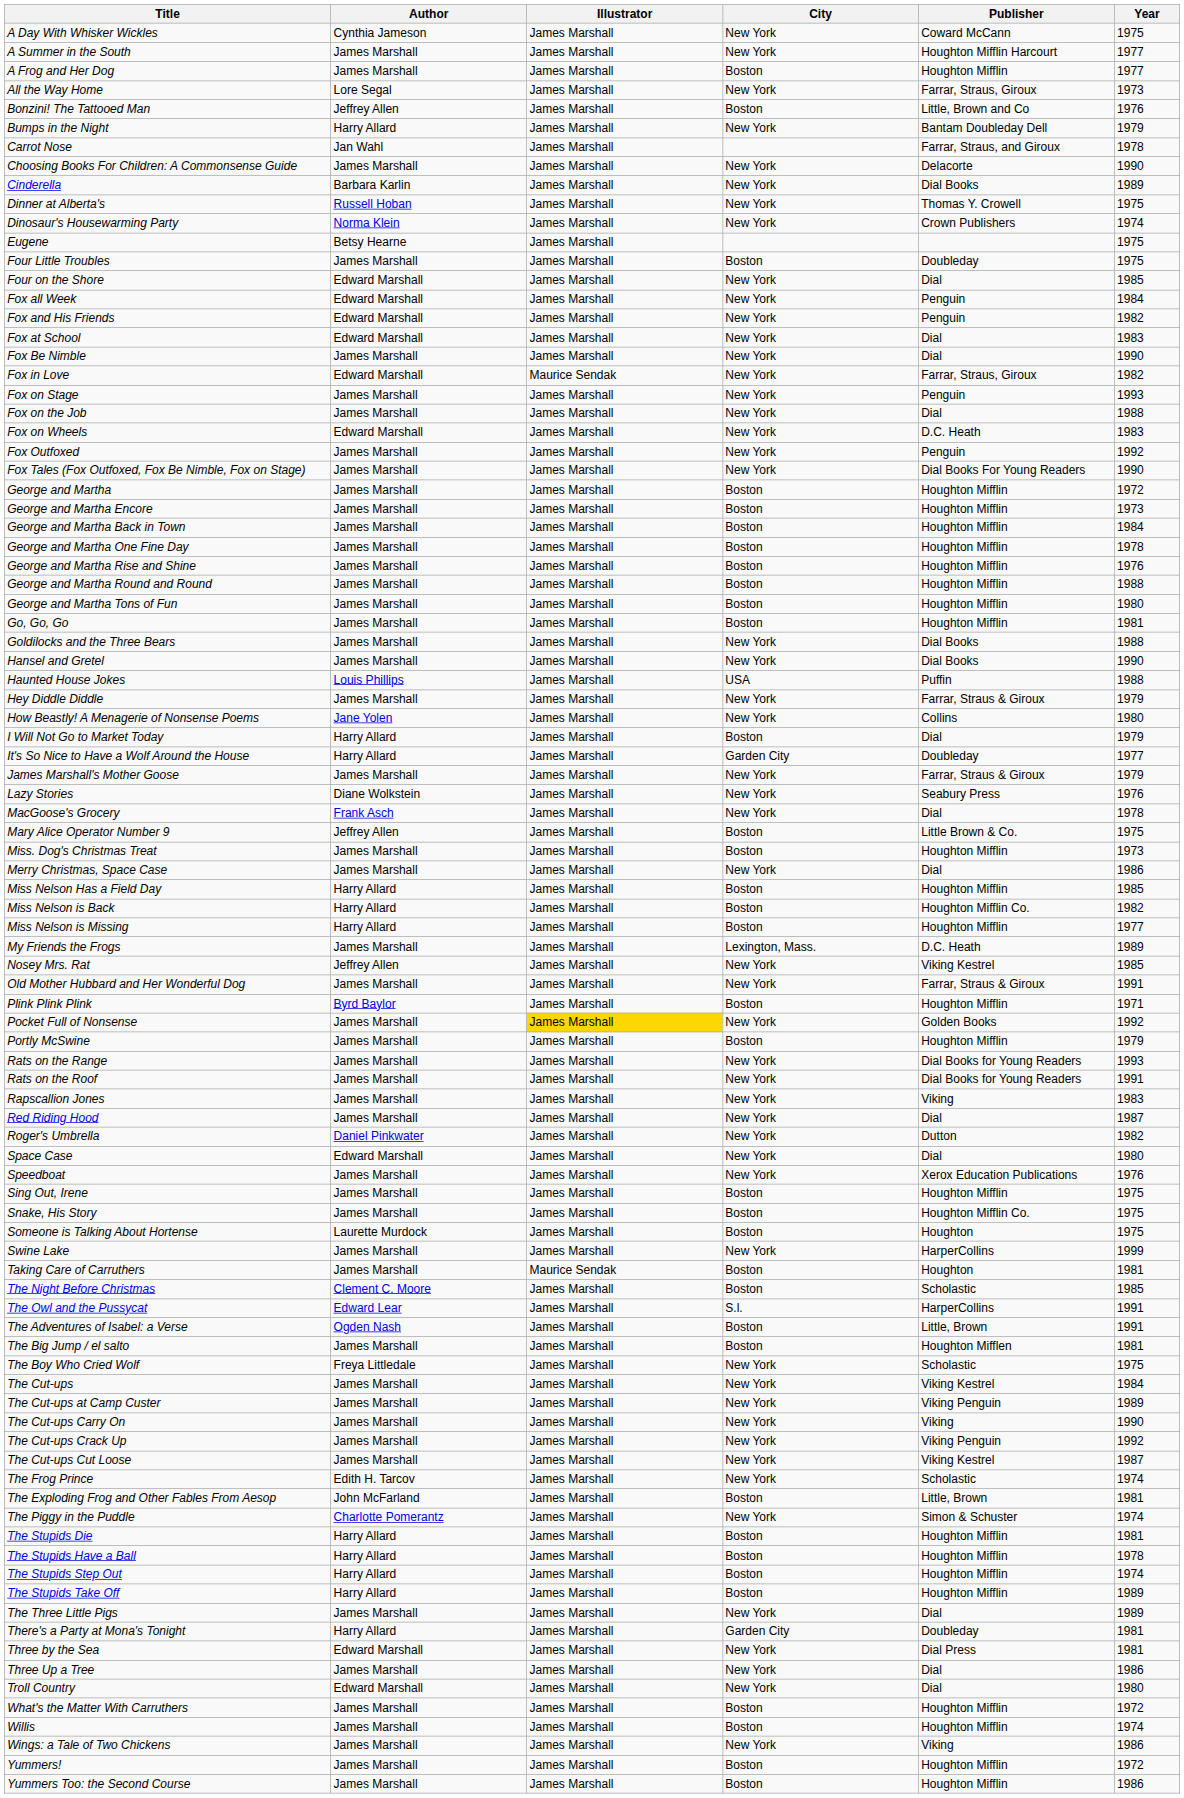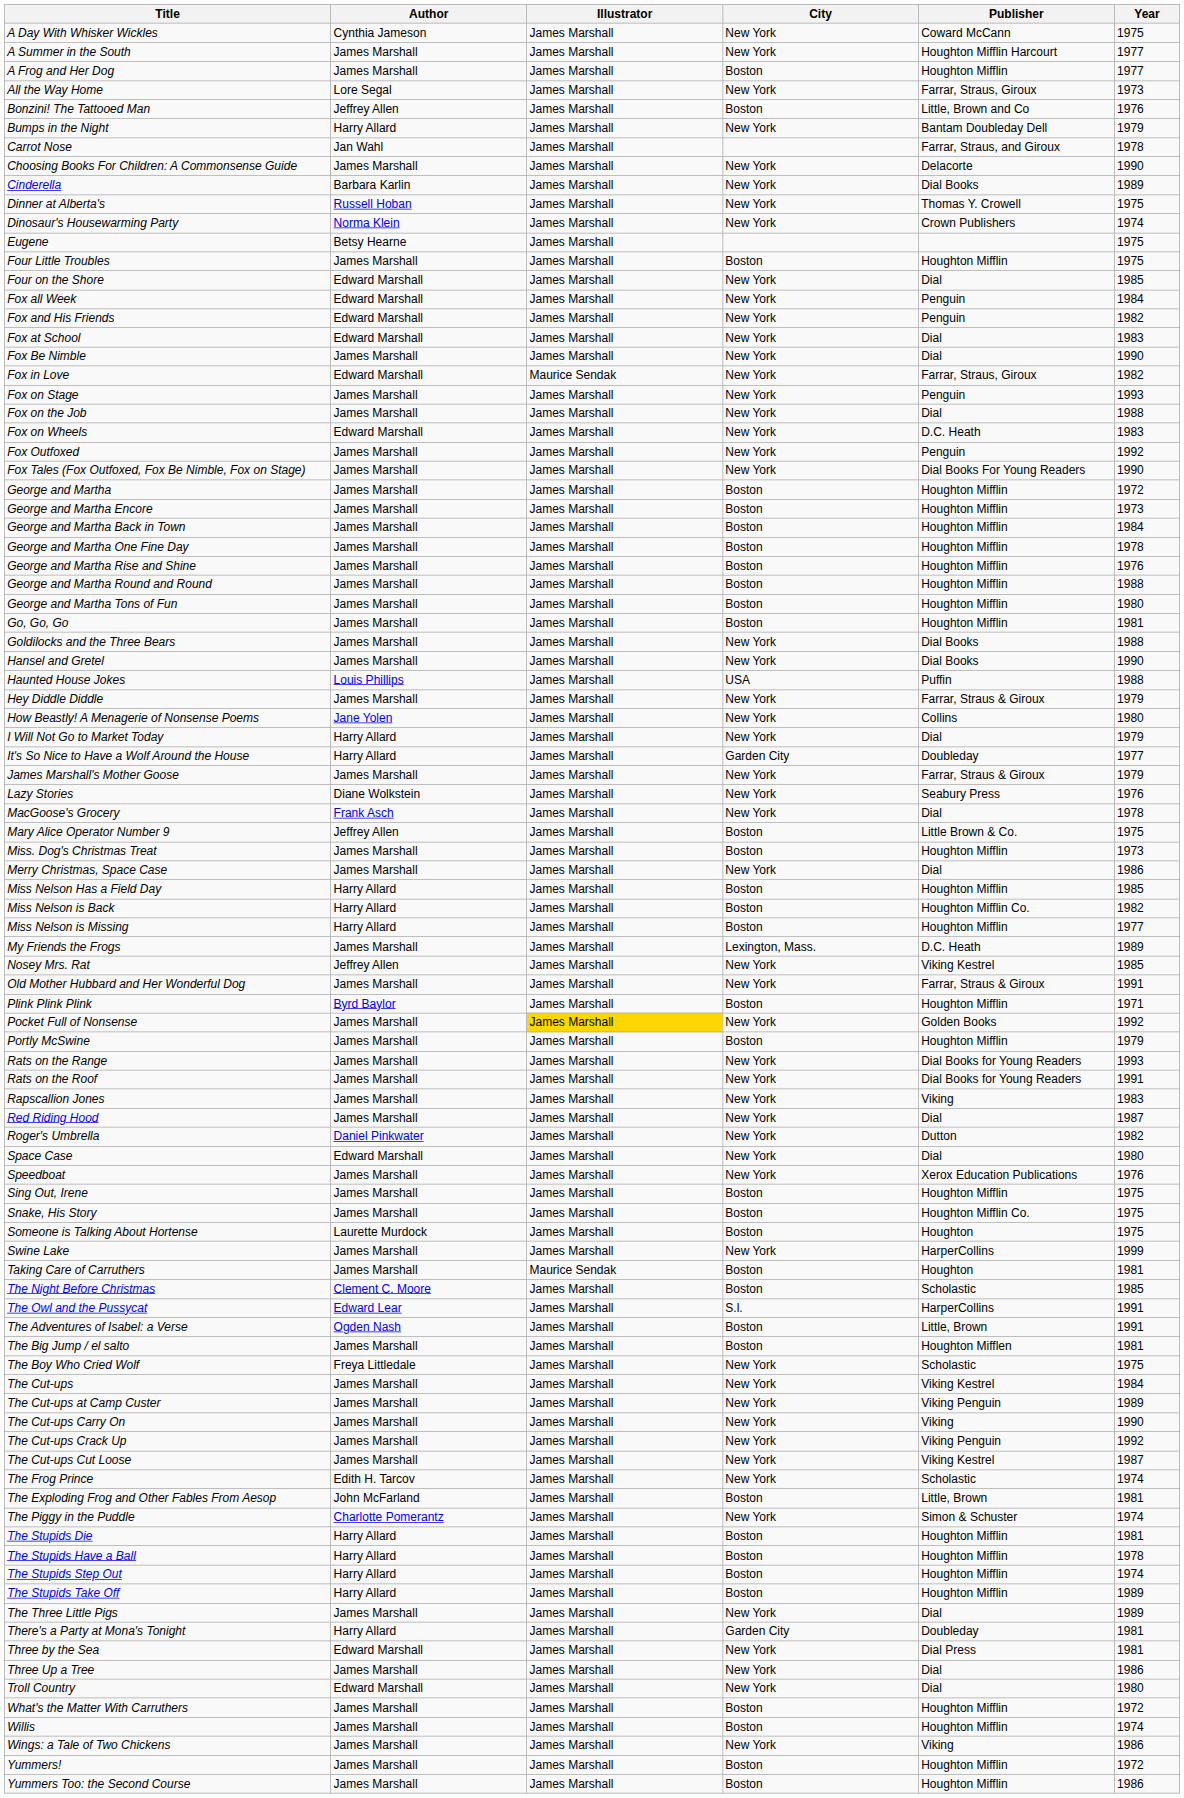(950, 261) Doubleday -> (964, 261) Houghton Mifflin
(744, 737) Boston -> (751, 737) New York
